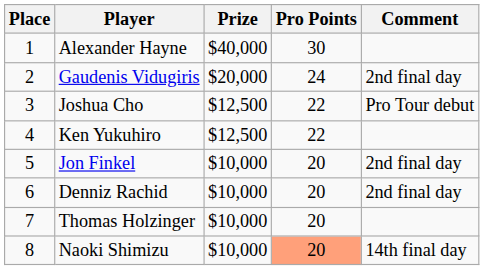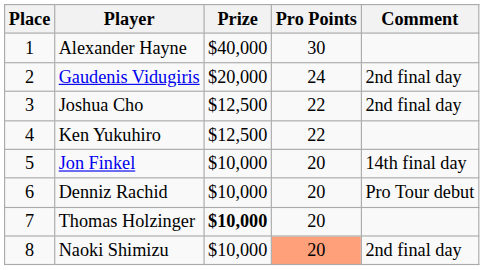(420, 105) Pro Tour debut -> (414, 105) 2nd final day
(414, 163) 2nd final day -> (416, 163) 14th final day
(414, 192) 2nd final day -> (420, 192) Pro Tour debut
(238, 221) normal -> (238, 221) bold
(416, 250) 14th final day -> (414, 250) 2nd final day
